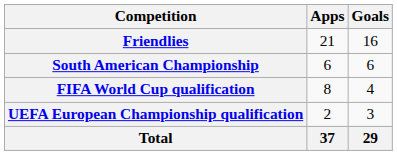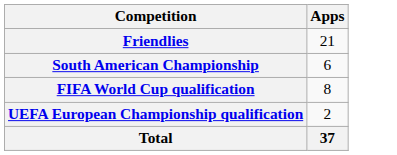- column: (370, 16)
